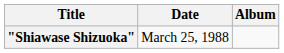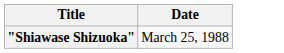- column: (255, 15)
